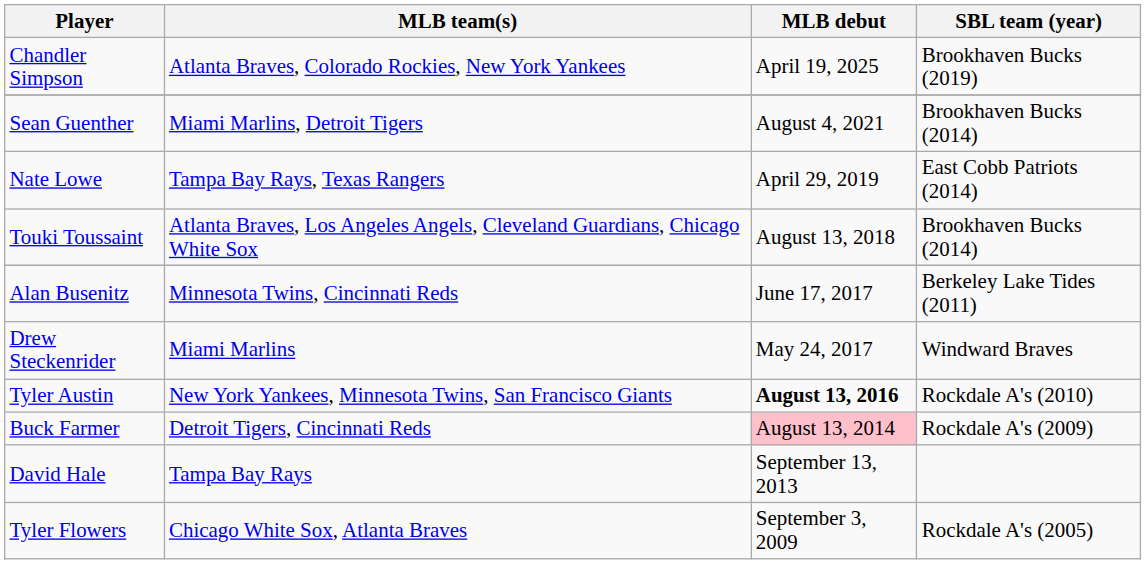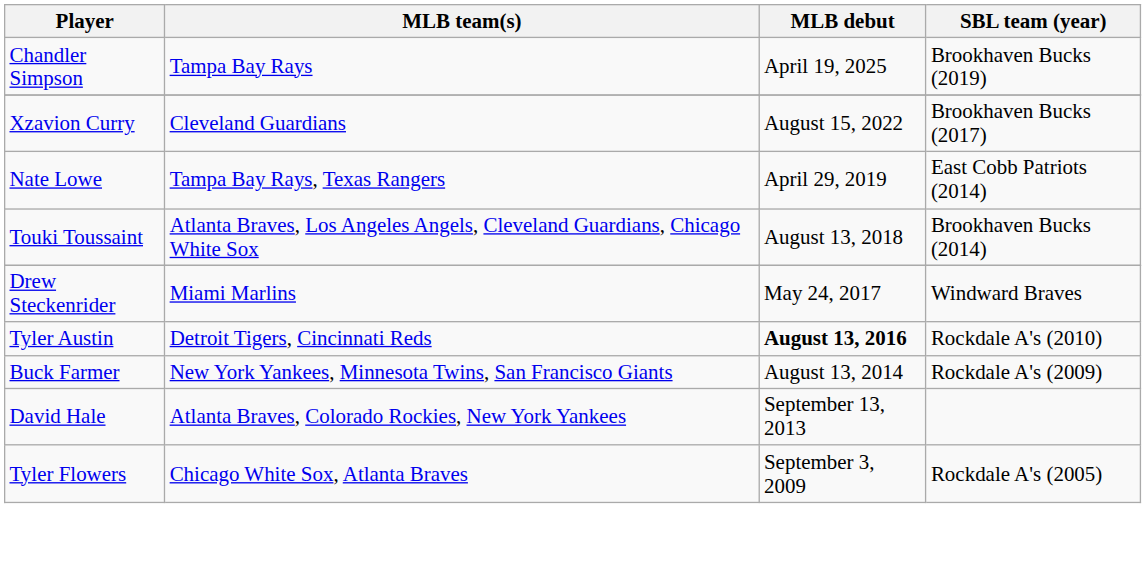(397, 66) Atlanta Braves, Colorado Rockies, New York Yankees -> (241, 66) Tampa Bay Rays
+ row: (72, 122)
- row: (71, 122)
- row: (69, 293)
(420, 395) New York Yankees, Minnesota Twins, San Francisco Giants -> (301, 338) Detroit Tigers, Cincinnati Reds
(300, 428) Detroit Tigers, Cincinnati Reds -> (421, 371) New York Yankees, Minnesota Twins, San Francisco Giants
(825, 428) pink background -> (834, 371) no background
(240, 473) Tampa Bay Rays -> (398, 416) Atlanta Braves, Colorado Rockies, New York Yankees
